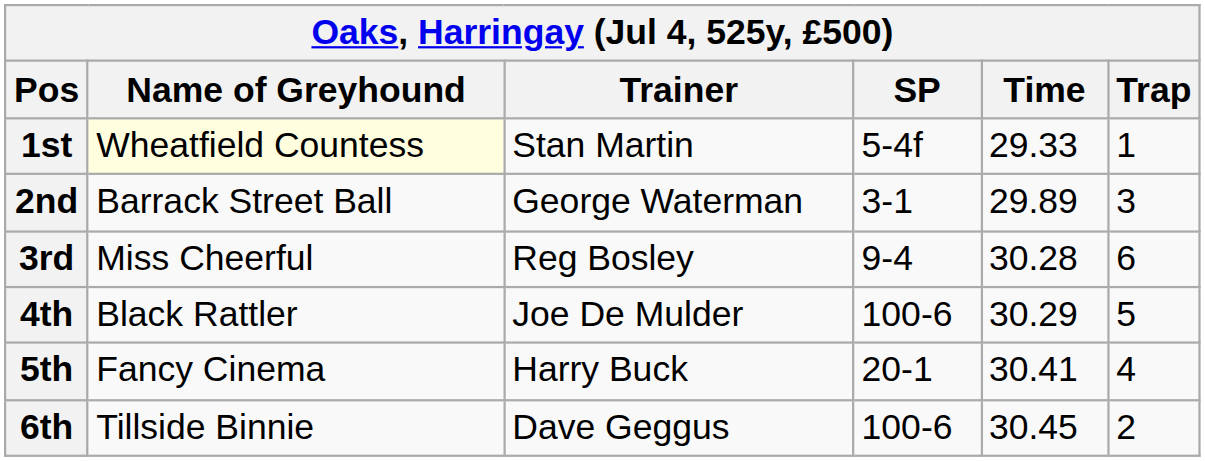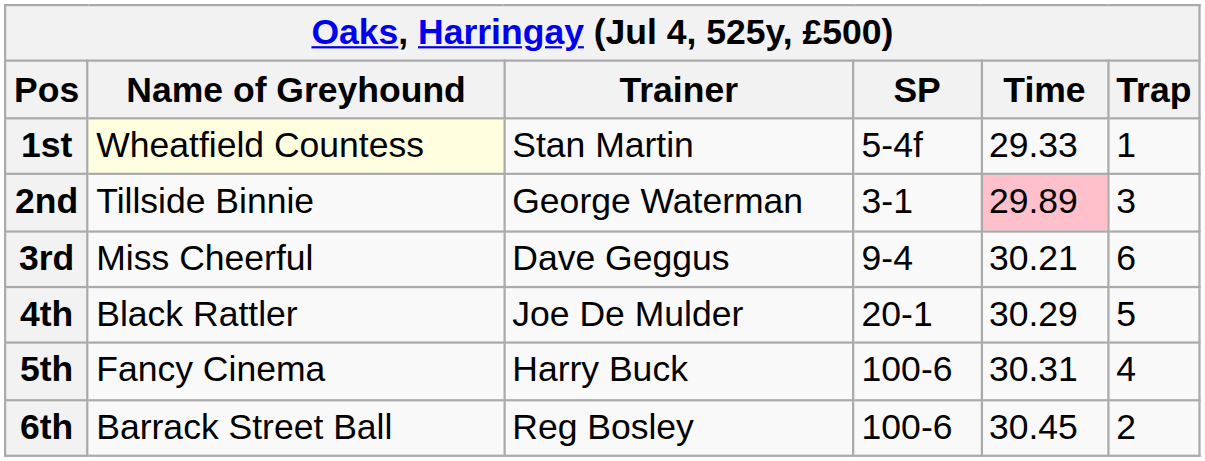(244, 201) Barrack Street Ball -> (205, 201) Tillside Binnie
(1033, 201) no background -> (1033, 201) pink background
(603, 257) Reg Bosley -> (621, 257) Dave Geggus
(1033, 257) 30.28 -> (1033, 257) 30.21
(907, 314) 100-6 -> (897, 314) 20-1
(897, 370) 20-1 -> (907, 370) 100-6
(1033, 370) 30.41 -> (1033, 370) 30.31
(205, 426) Tillside Binnie -> (244, 426) Barrack Street Ball
(621, 426) Dave Geggus -> (603, 426) Reg Bosley
